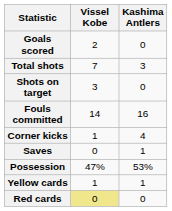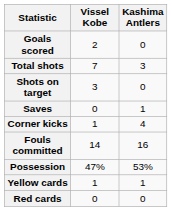rows swapped: (38, 151) <-> (38, 114)
(95, 198) khaki background -> (95, 198) no background
